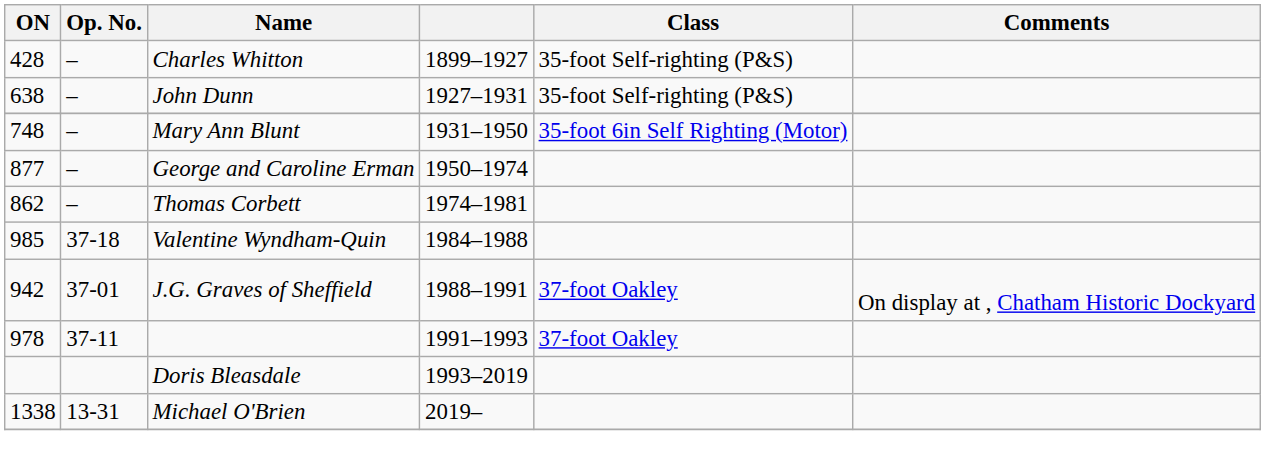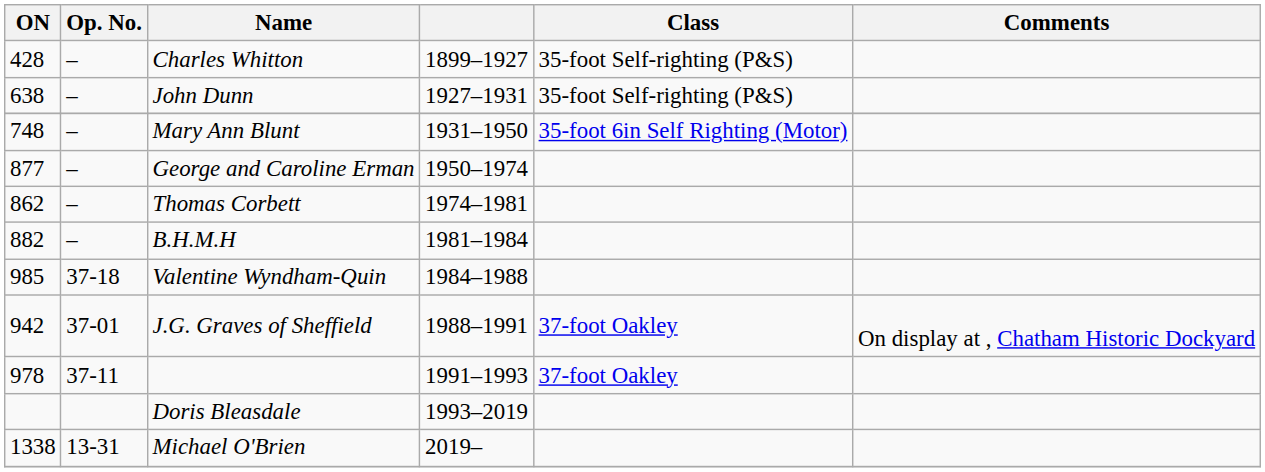+ row: (27, 240)
